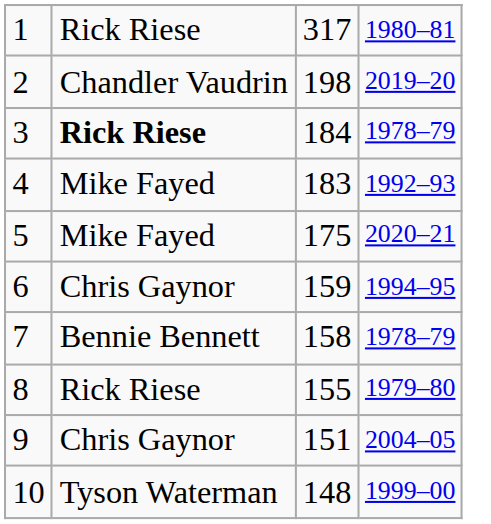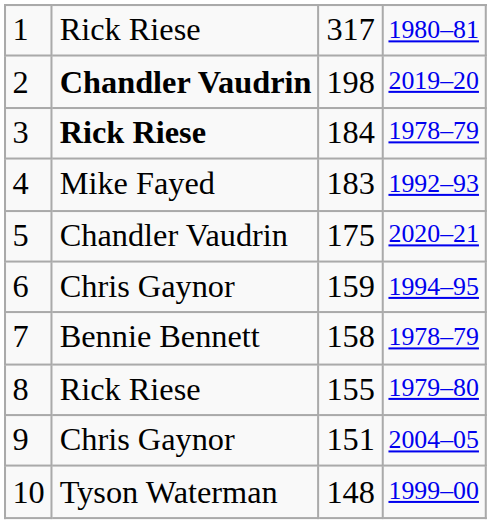(174, 81) normal -> (186, 81) bold
(137, 235) Mike Fayed -> (174, 235) Chandler Vaudrin
